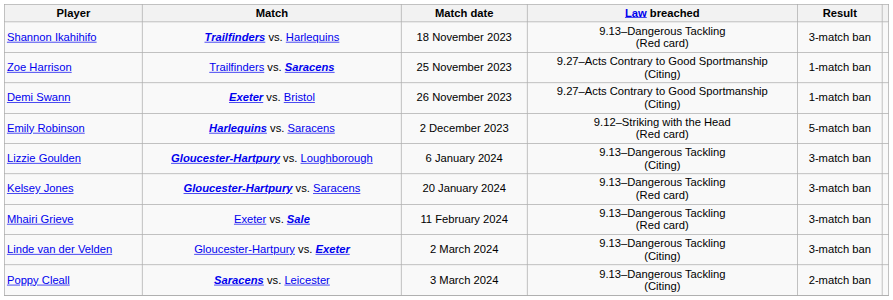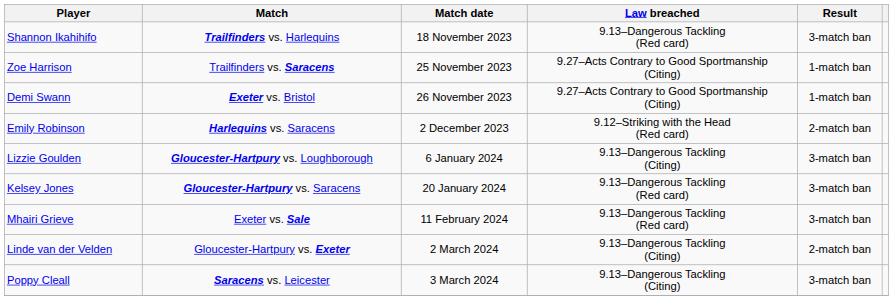(840, 128) 5-match ban -> (840, 128) 2-match ban
(840, 249) 3-match ban -> (840, 249) 2-match ban
(840, 280) 2-match ban -> (840, 280) 3-match ban
